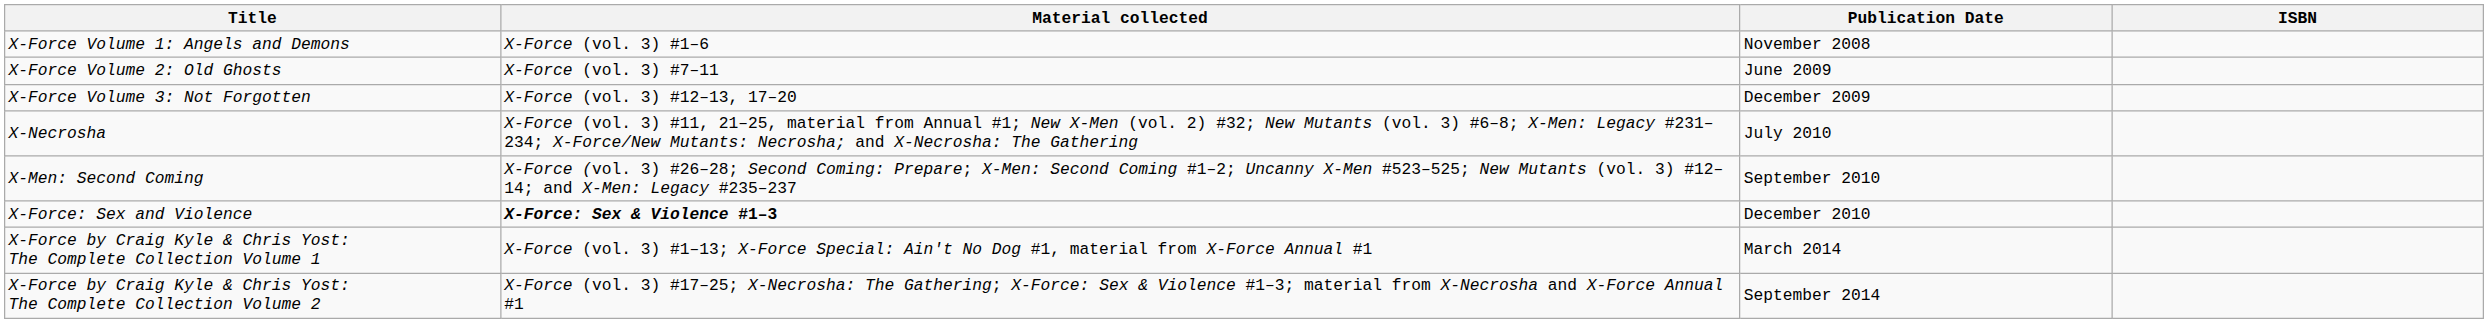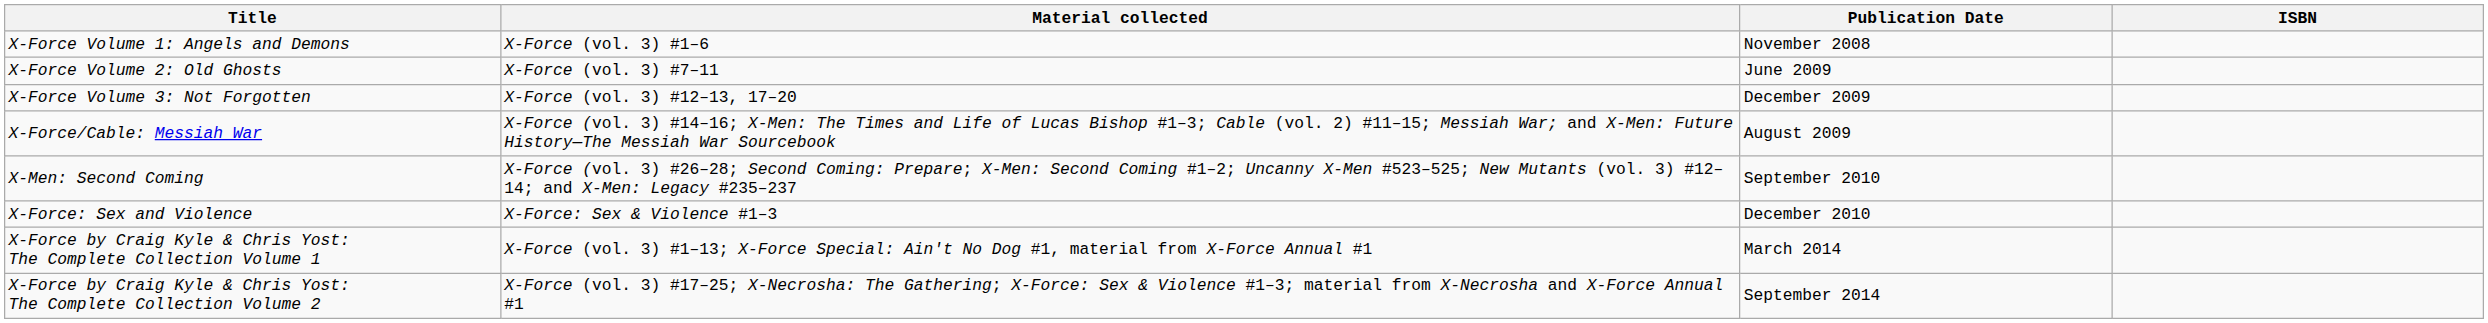+ row: (135, 133)
- row: (57, 133)
(641, 214) bold -> (641, 214) normal
